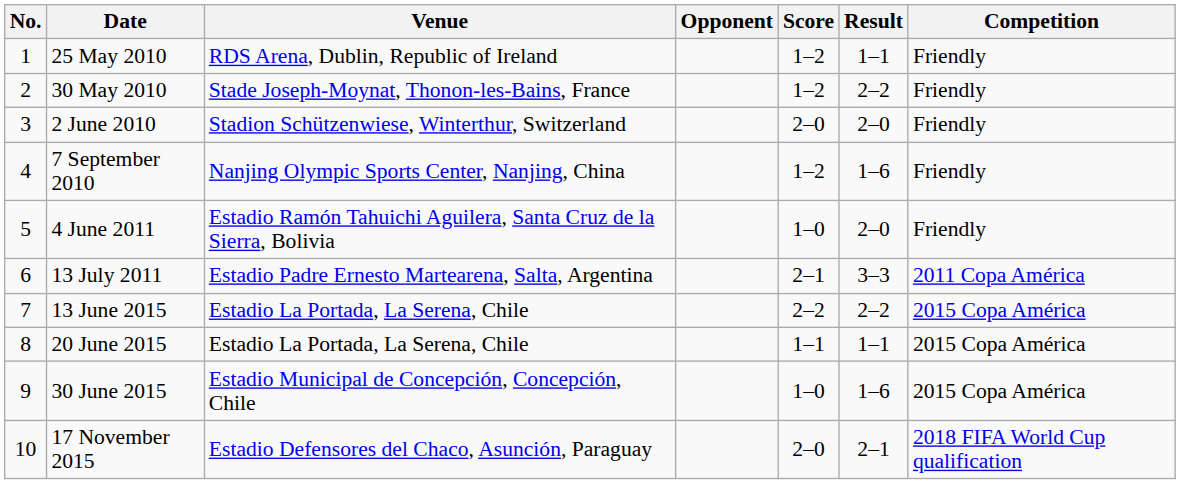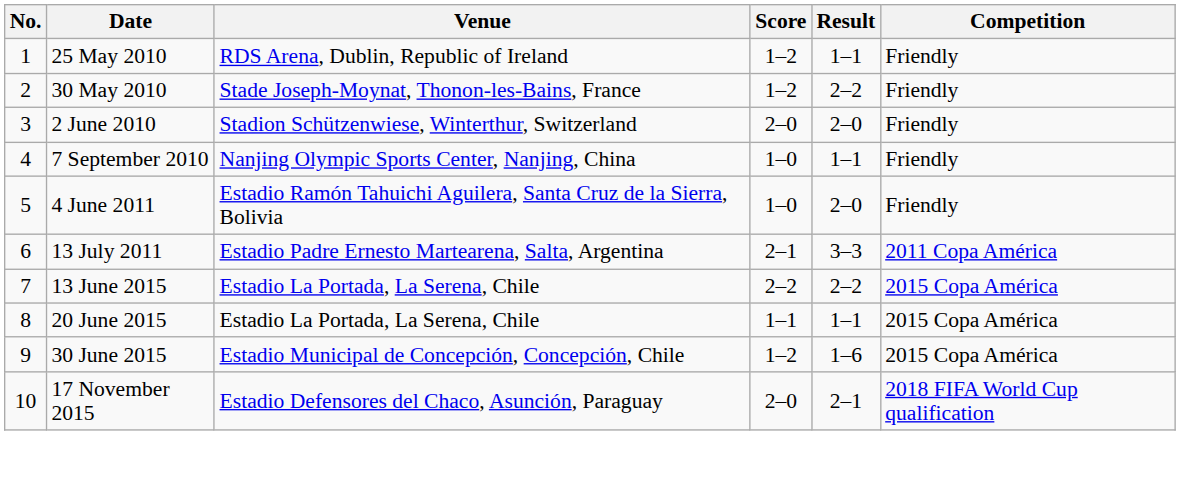- column: (727, 21)
(809, 170) 1–2 -> (781, 158) 1–0
(874, 170) 1–6 -> (846, 158) 1–1
(809, 390) 1–0 -> (781, 354) 1–2
